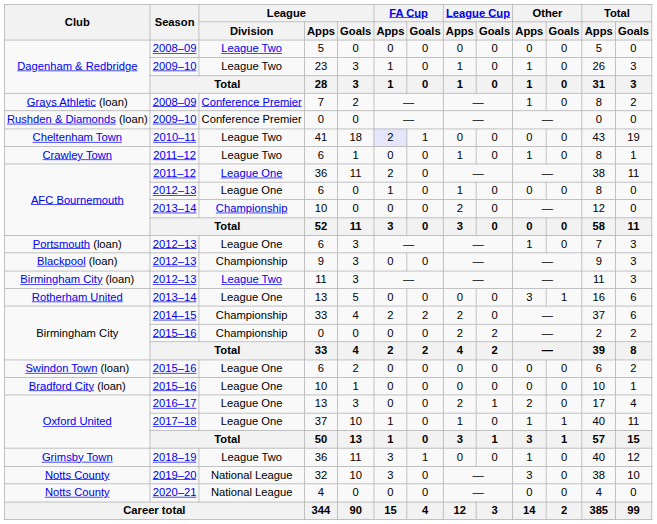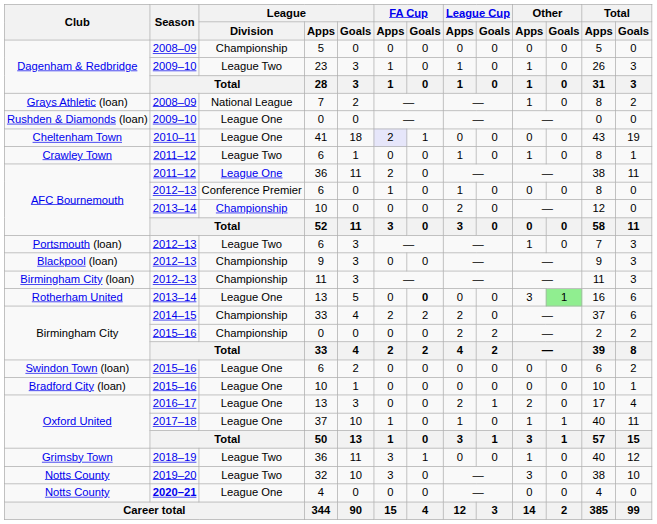(252, 48) League Two -> (252, 48) Championship
(252, 102) Conference Premier -> (252, 102) National League
(252, 119) Conference Premier -> (252, 119) League One
(252, 137) League Two -> (252, 137) League One
(252, 191) League One -> (252, 191) Conference Premier
(252, 244) League One -> (252, 244) League Two
(252, 279) League Two -> (252, 279) Championship
(425, 297) normal -> (425, 297) bold
(564, 297) no background -> (564, 297) lightgreen background
(252, 475) National League -> (252, 475) League Two
(175, 492) normal -> (175, 492) bold
(252, 492) National League -> (252, 492) League One
